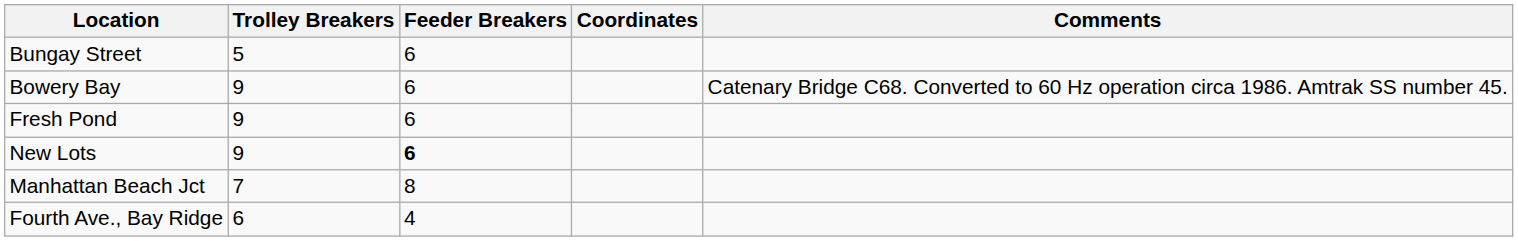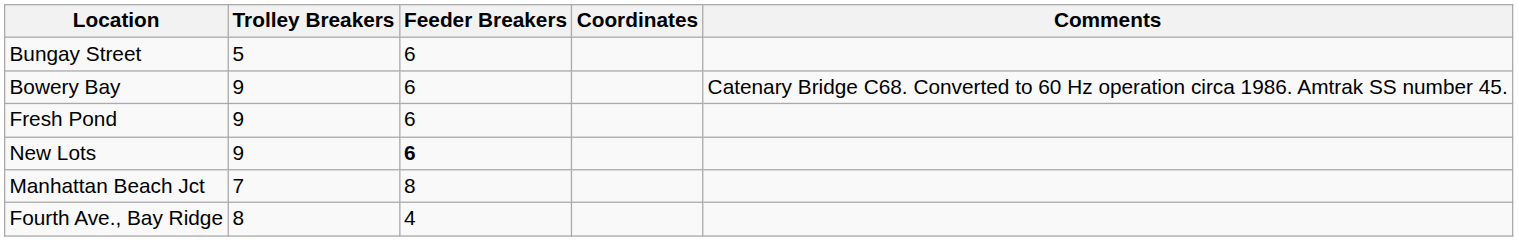(238, 218) 6 -> (238, 218) 8
